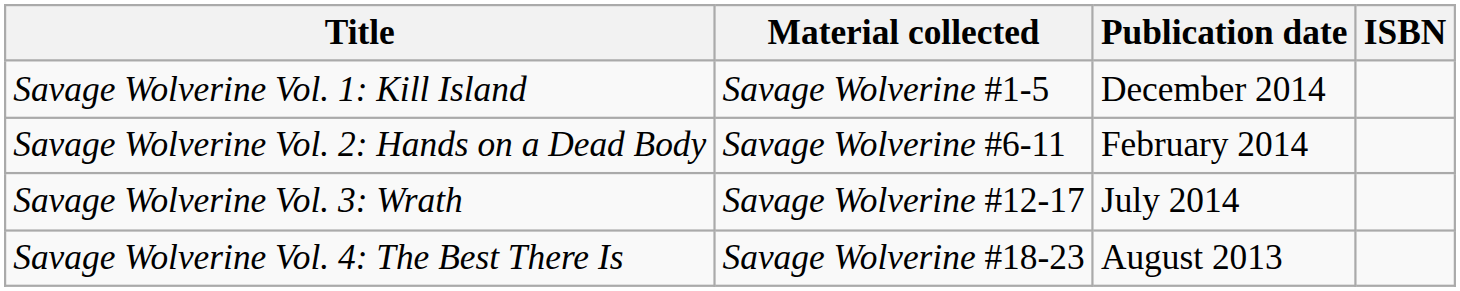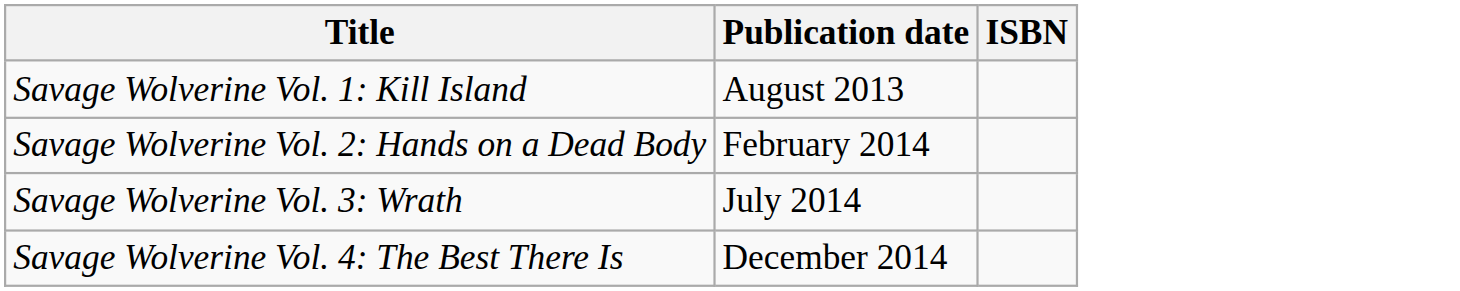- column: (904, 32)
(1213, 88) December 2014 -> (813, 88) August 2013
(1192, 256) August 2013 -> (835, 256) December 2014
